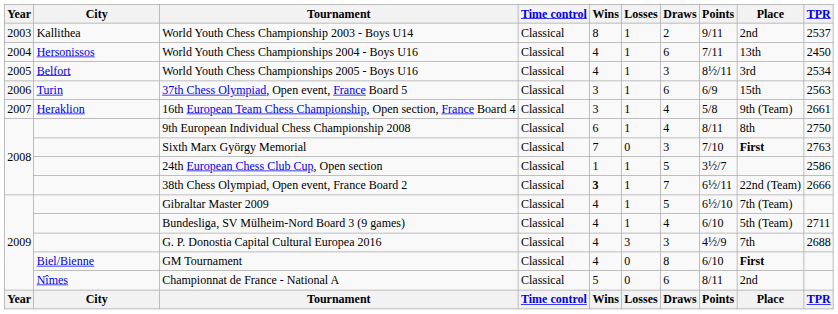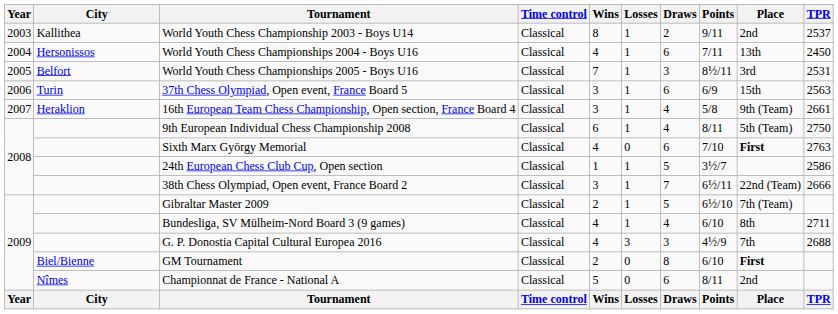(595, 71) 4 -> (595, 71) 7
(819, 71) 2534 -> (819, 71) 2531
(747, 128) 8th -> (766, 128) 5th (Team)
(595, 147) 7 -> (595, 147) 4
(666, 147) 3 -> (666, 147) 6
(595, 185) bold -> (595, 185) normal
(595, 204) 4 -> (595, 204) 2
(766, 223) 5th (Team) -> (747, 223) 8th
(595, 261) 4 -> (595, 261) 2
